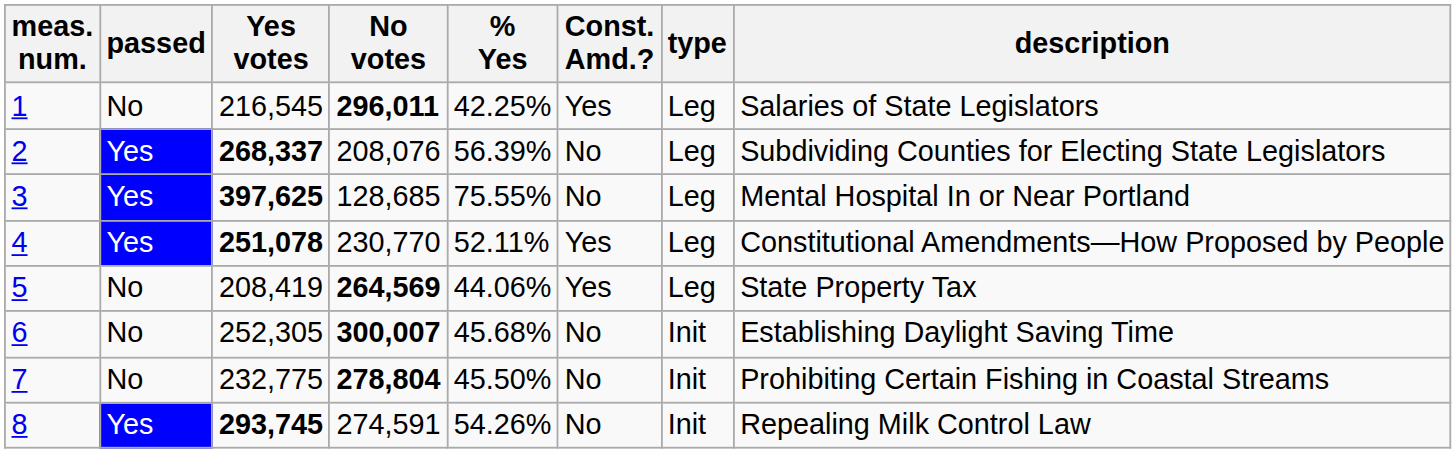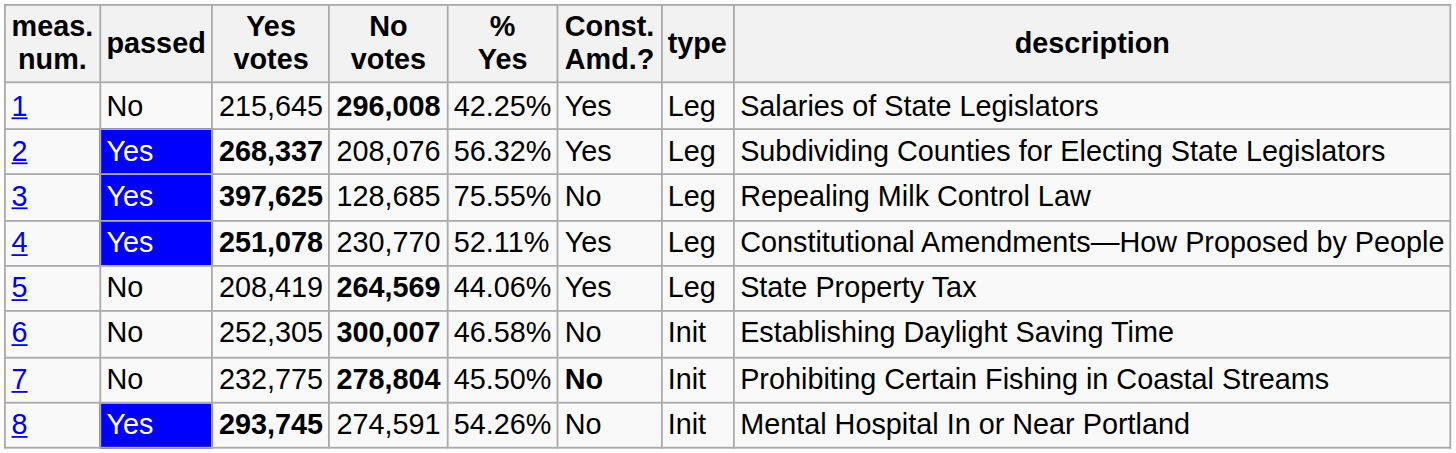(271, 105) 216,545 -> (271, 105) 215,645
(388, 105) 296,011 -> (388, 105) 296,008
(503, 151) 56.39% -> (503, 151) 56.32%
(583, 151) No -> (588, 151) Yes
(965, 196) Mental Hospital In or Near Portland -> (915, 196) Repealing Milk Control Law
(503, 333) 45.68% -> (503, 333) 46.58%
(583, 379) normal -> (584, 379) bold
(915, 425) Repealing Milk Control Law -> (965, 425) Mental Hospital In or Near Portland
